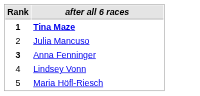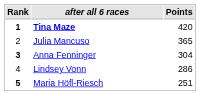+ column: (179, 12)
(18, 83) normal -> (18, 83) bold
